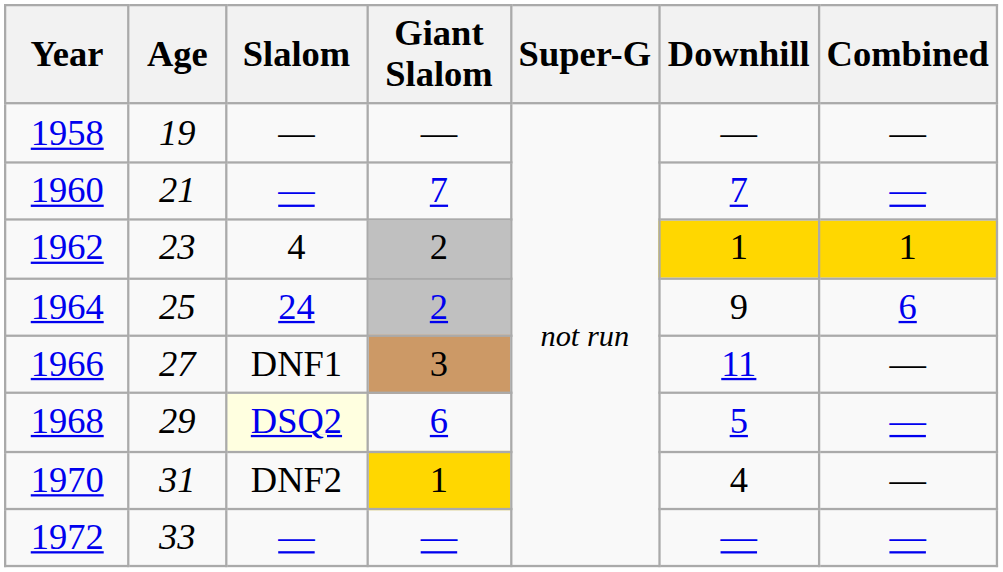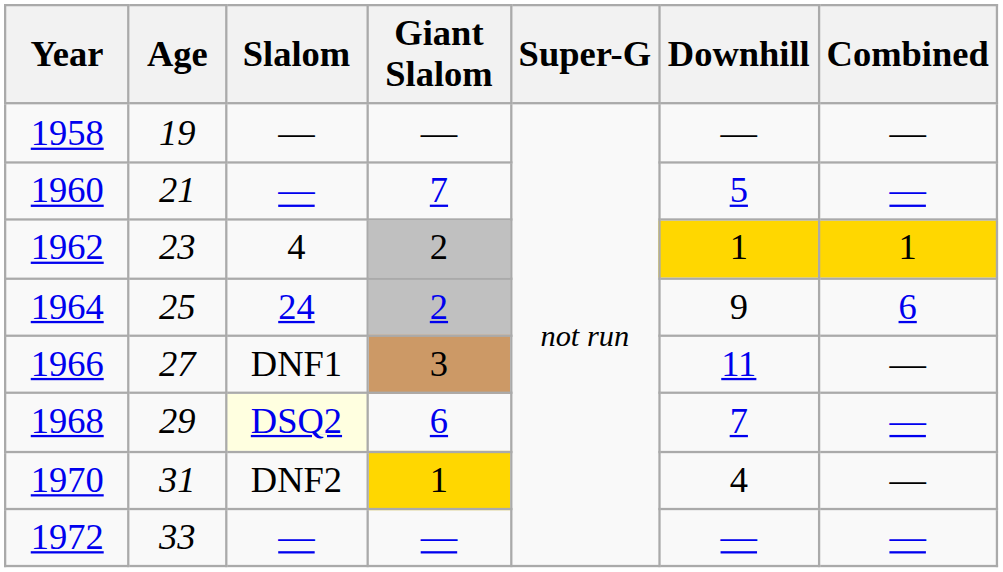(739, 190) 7 -> (739, 190) 5
(739, 421) 5 -> (739, 421) 7
